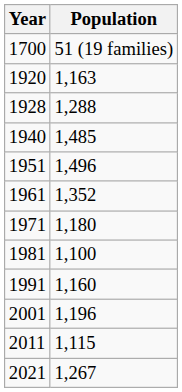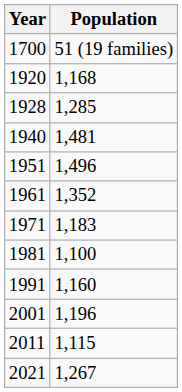(75, 78) 1,163 -> (75, 78) 1,168
(75, 107) 1,288 -> (75, 107) 1,285
(75, 136) 1,485 -> (75, 136) 1,481
(75, 225) 1,180 -> (75, 225) 1,183
